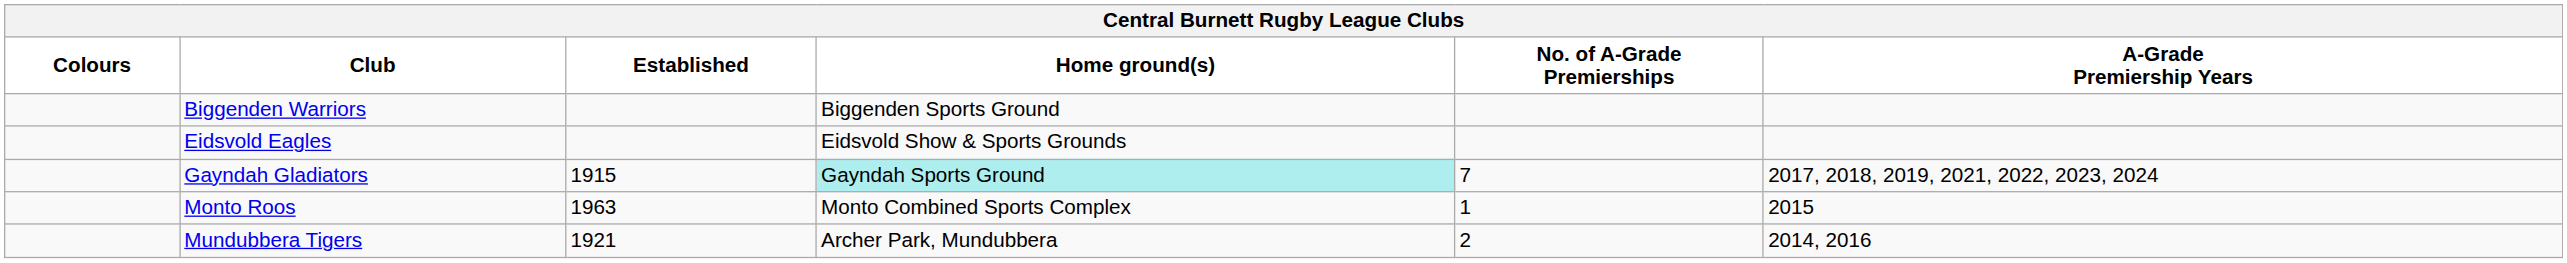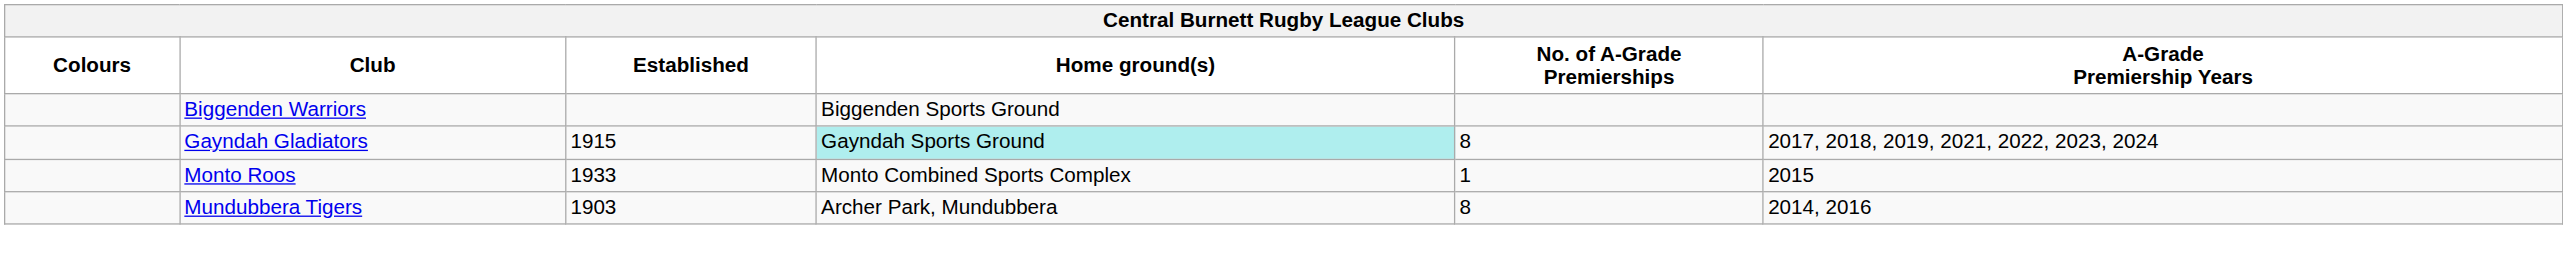- row: (258, 142)
(1465, 175) 7 -> (1465, 142) 8
(593, 207) 1963 -> (593, 175) 1933
(593, 240) 1921 -> (593, 207) 1903
(1465, 240) 2 -> (1465, 207) 8
